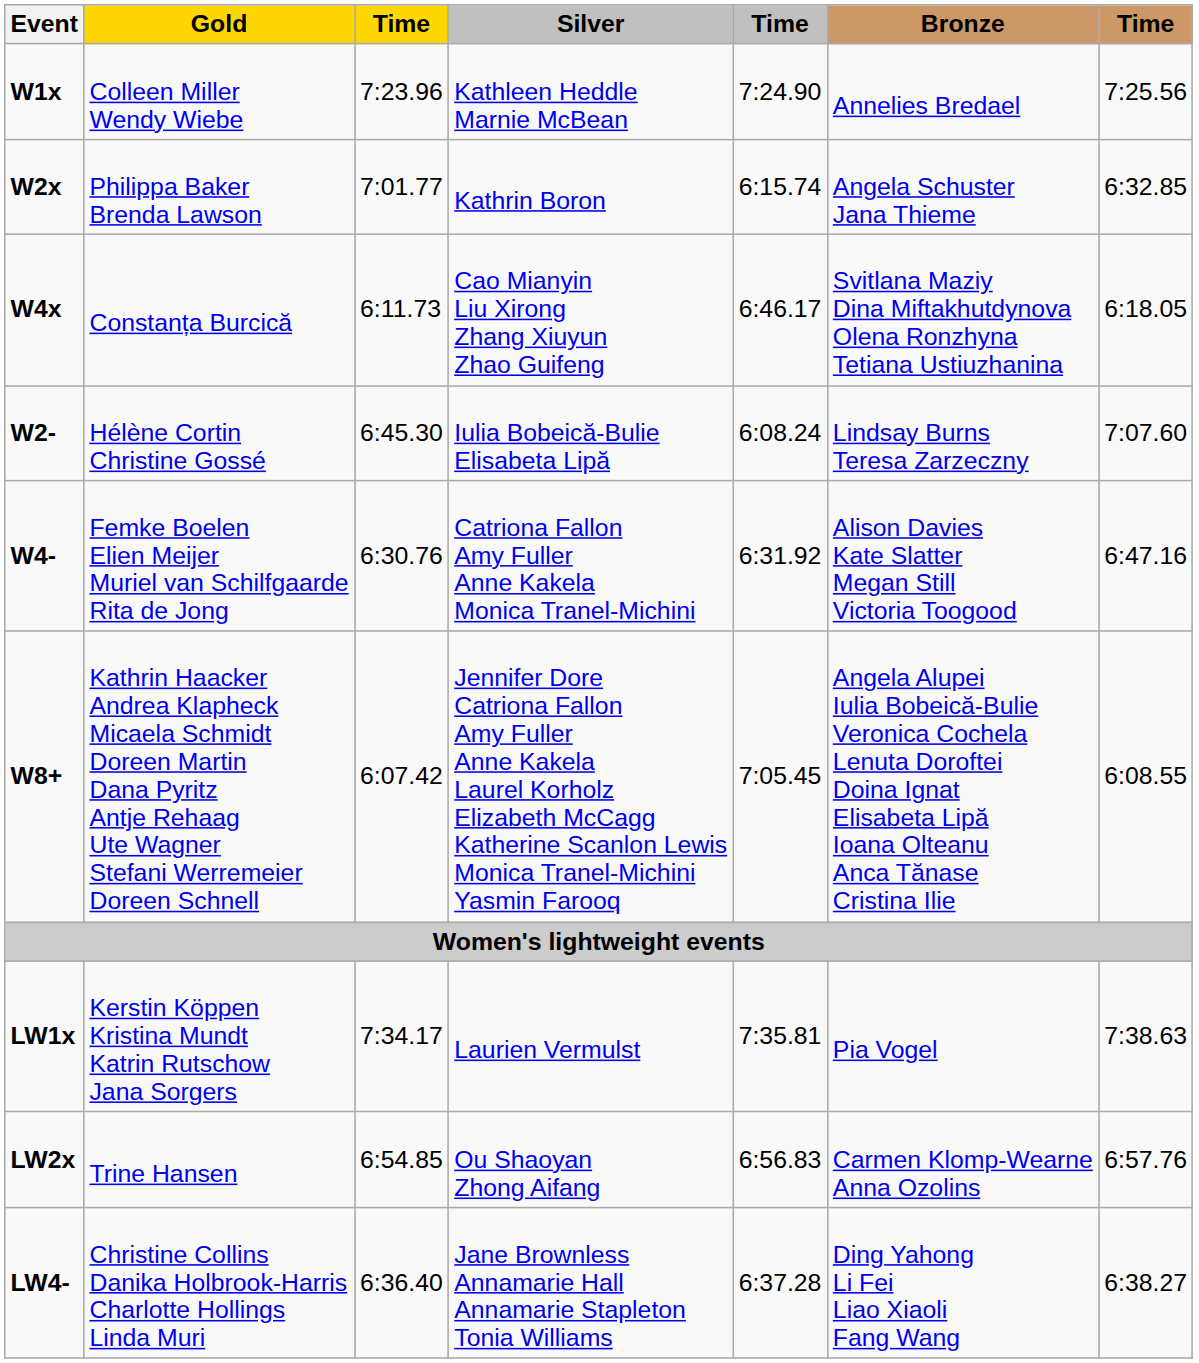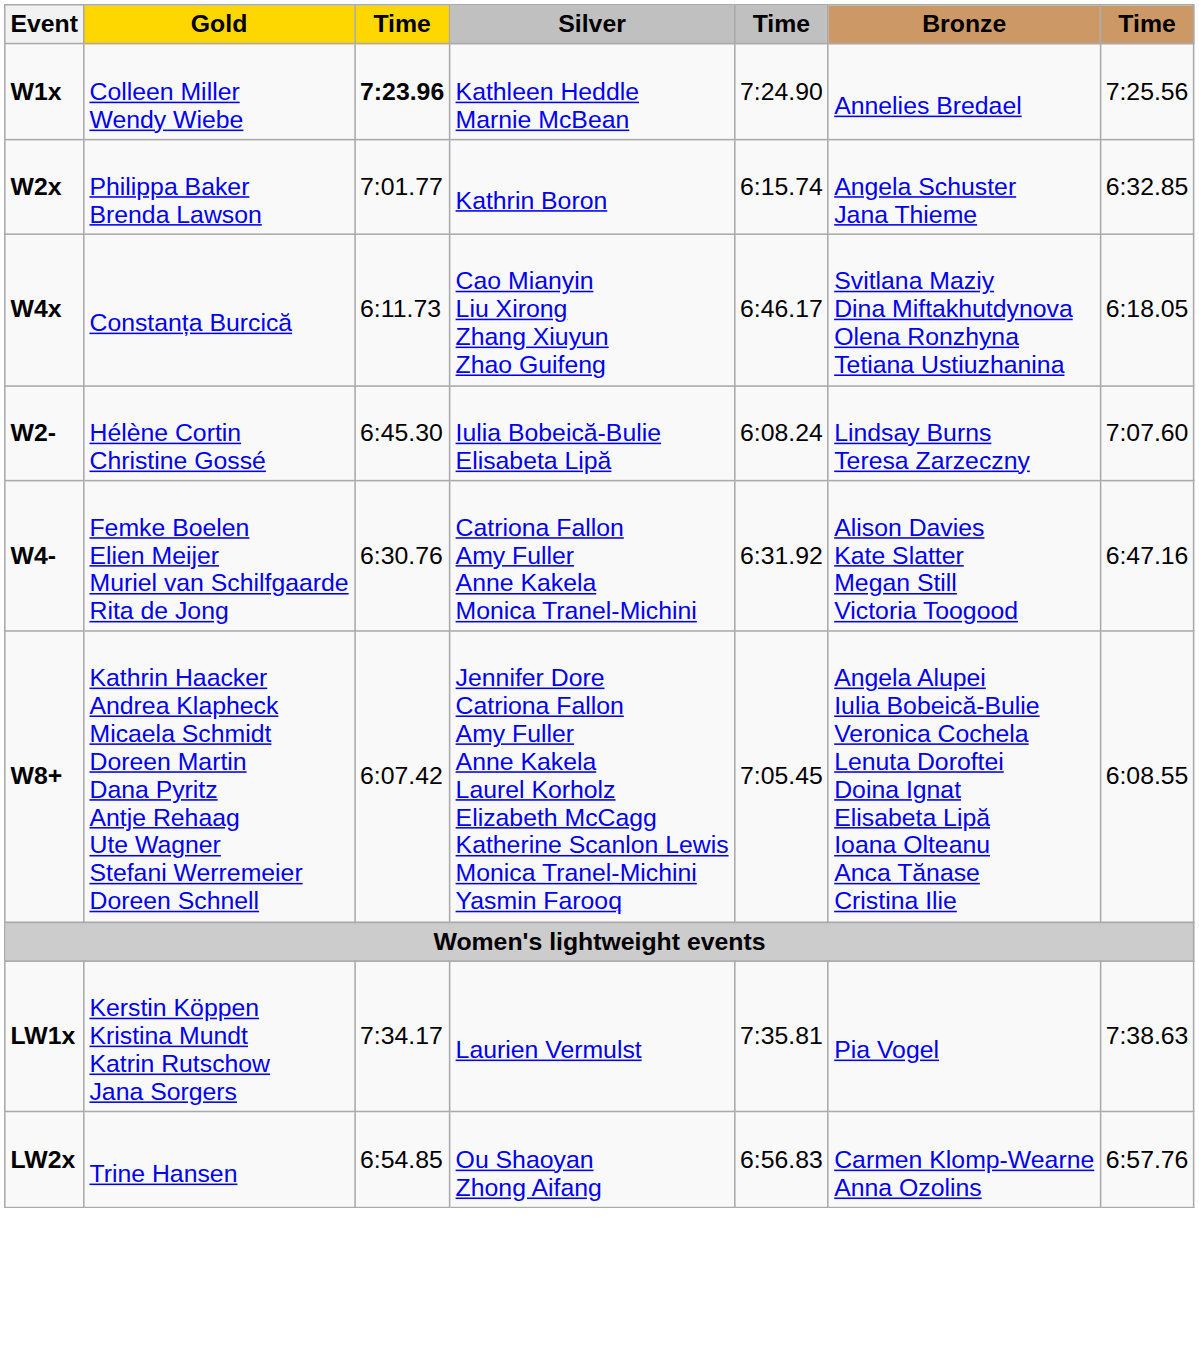(401, 91) normal -> (402, 91) bold
- row: (40, 1282)
